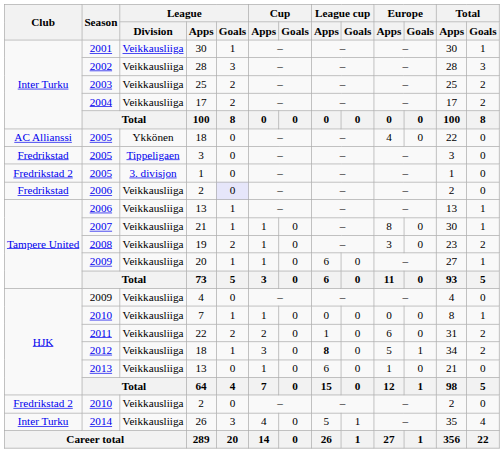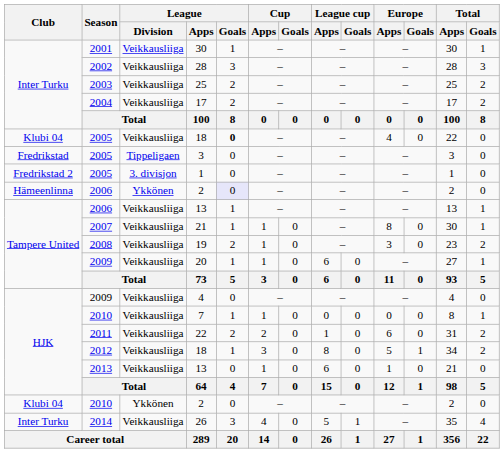(43, 137) AC Allianssi -> (43, 137) Klubi 04
(153, 137) Ykkönen -> (153, 137) Veikkausliiga
(232, 137) normal -> (232, 137) bold
(43, 191) Fredrikstad -> (43, 191) Hämeenlinna
(153, 191) Veikkausliiga -> (153, 191) Ykkönen
(326, 350) bold -> (326, 350) normal
(43, 404) Fredrikstad 2 -> (43, 404) Klubi 04
(153, 404) Veikkausliiga -> (153, 404) Ykkönen
